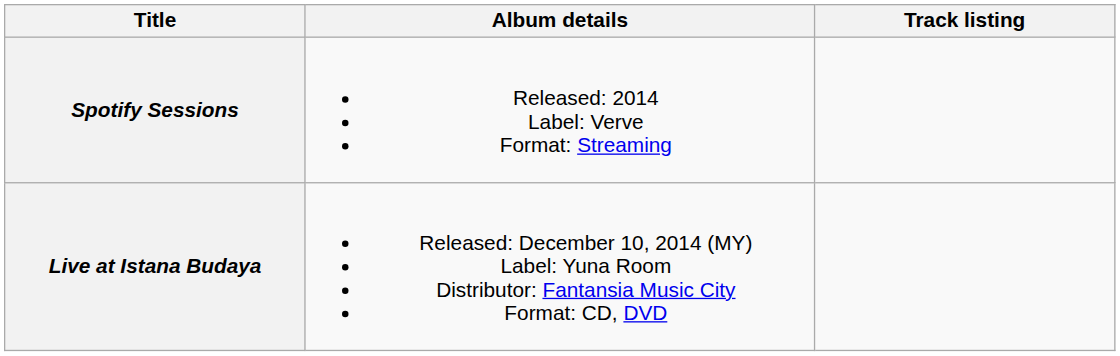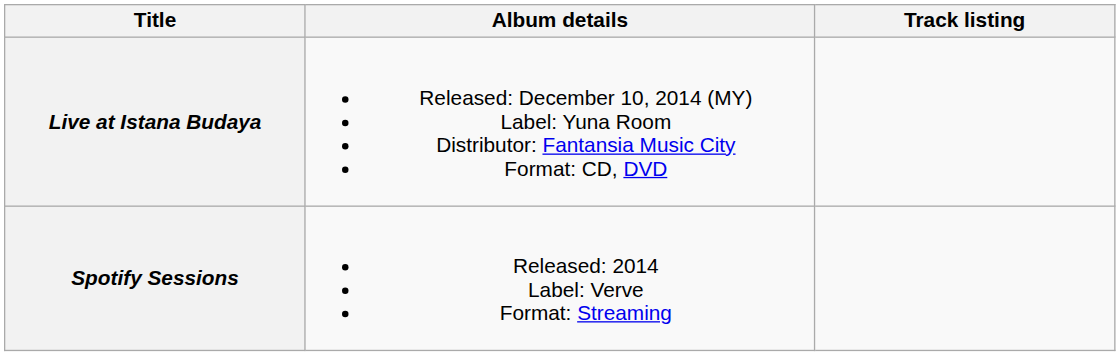rows swapped: (155, 266) <-> (155, 109)
